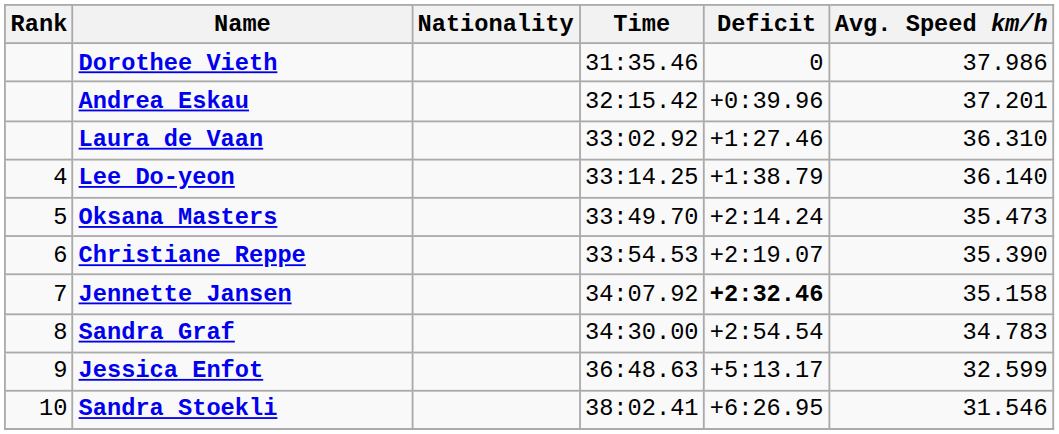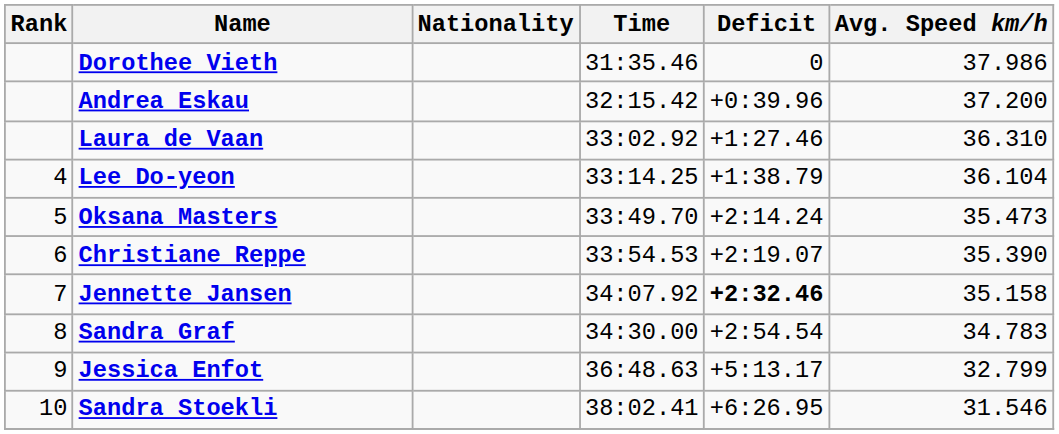(1005, 101) 37.201 -> (1005, 101) 37.200
(1005, 178) 36.140 -> (1005, 178) 36.104
(1005, 371) 32.599 -> (1005, 371) 32.799
